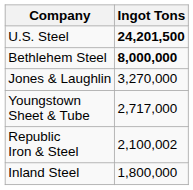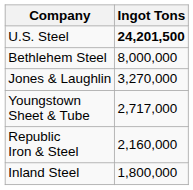(147, 58) bold -> (147, 58) normal
(147, 144) 2,100,002 -> (147, 144) 2,160,000
